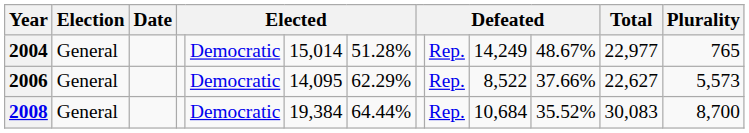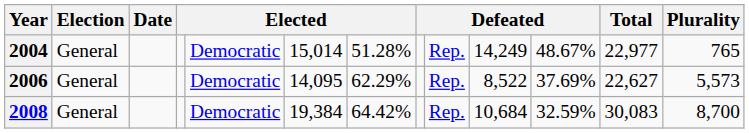(566, 81) 37.66% -> (566, 81) 37.69%
(381, 111) 64.44% -> (381, 111) 64.42%
(566, 111) 35.52% -> (566, 111) 32.59%
